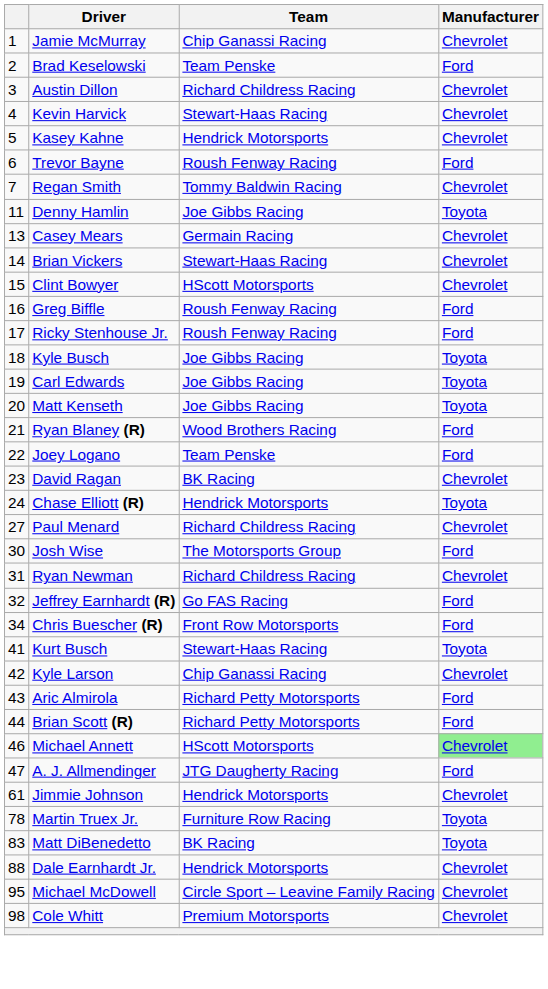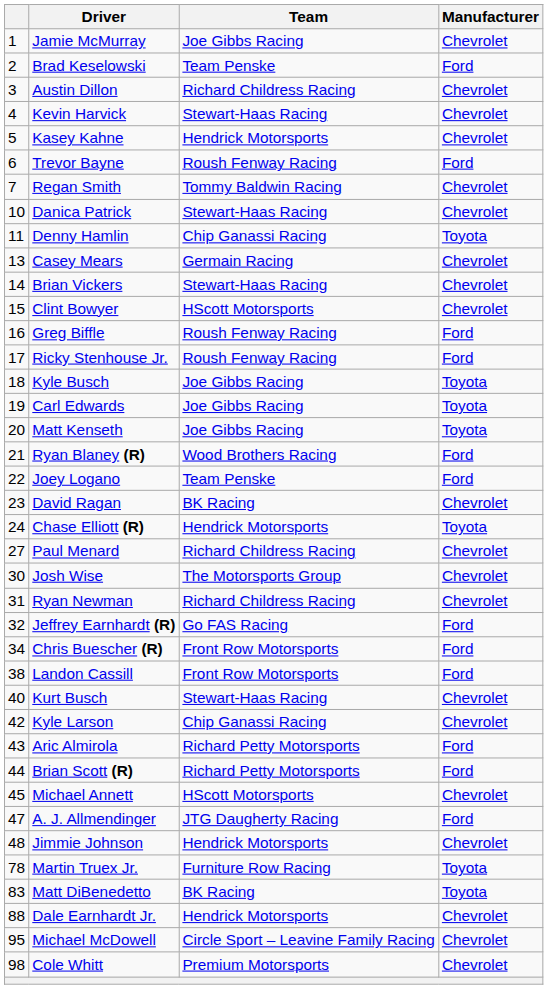(254, 41) Chip Ganassi Racing -> (243, 41) Joe Gibbs Racing
+ row: (82, 211)
(243, 211) Joe Gibbs Racing -> (254, 236) Chip Ganassi Racing
(458, 552) Ford -> (475, 576) Chevrolet
+ row: (83, 673)
(17, 649) 41 -> (17, 697) 40
(464, 649) Toyota -> (475, 697) Chevrolet
(17, 746) 46 -> (17, 795) 45
(475, 746) lightgreen background -> (475, 795) no background
(17, 795) 61 -> (17, 843) 48
